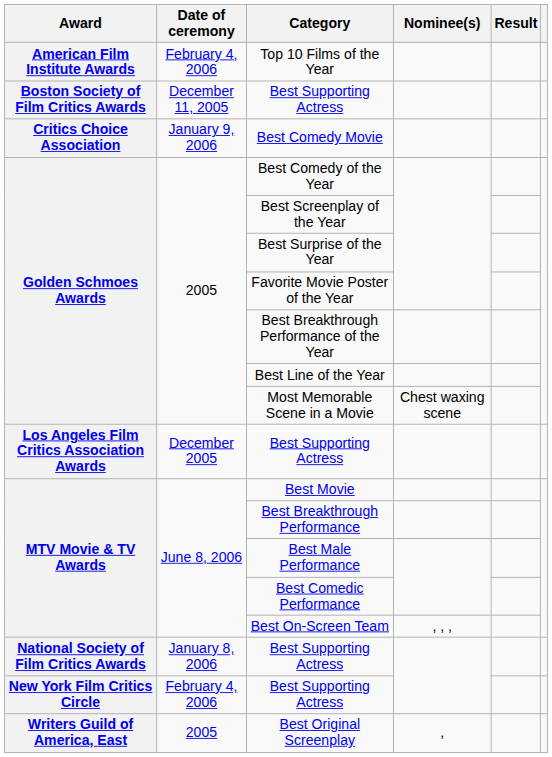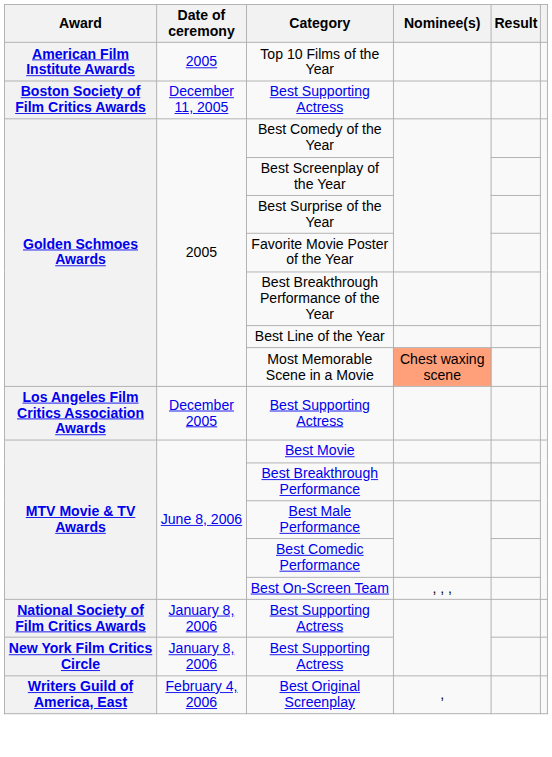(201, 61) February 4, 2006 -> (201, 61) 2005
- row: (81, 138)
(442, 405) no background -> (442, 367) lightsalmon background
(201, 694) February 4, 2006 -> (201, 656) January 8, 2006
(201, 732) 2005 -> (201, 694) February 4, 2006
